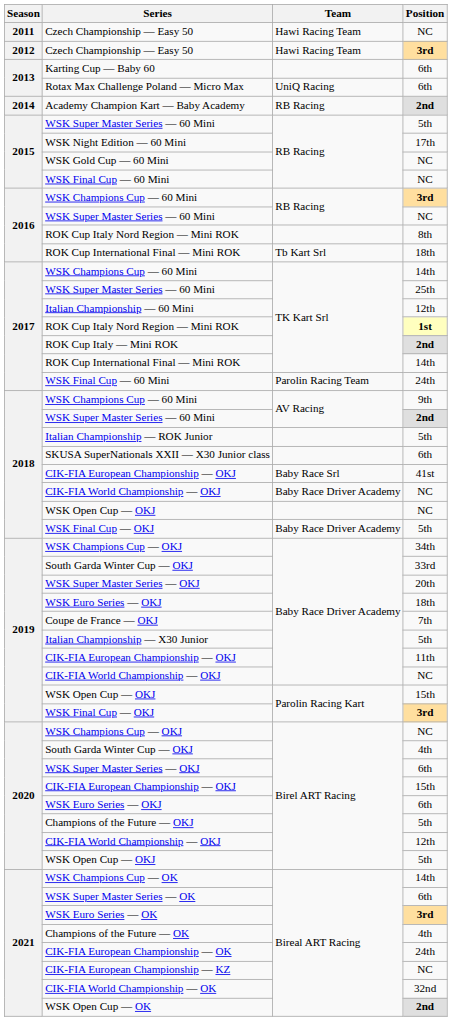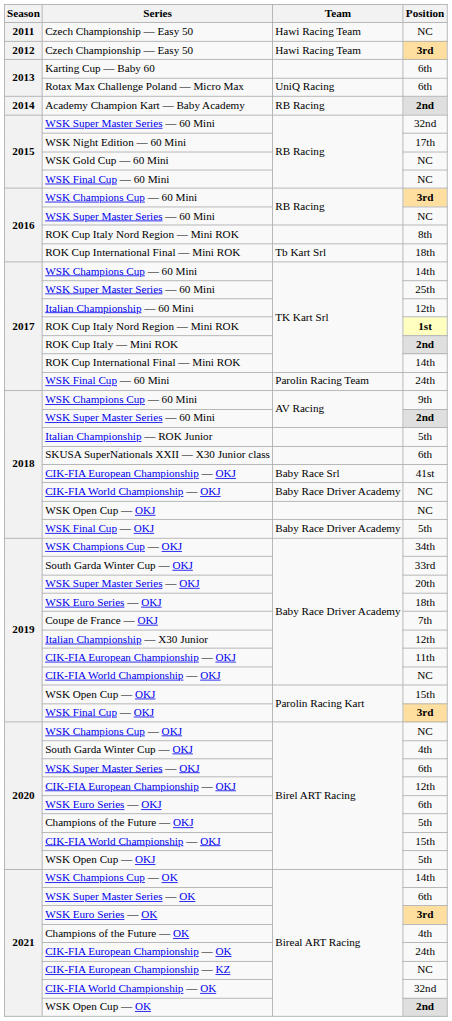(425, 123) 5th -> (425, 123) 32nd
(425, 638) 5th -> (425, 638) 12th
(425, 786) 15th -> (425, 786) 12th
(425, 841) 12th -> (425, 841) 15th
